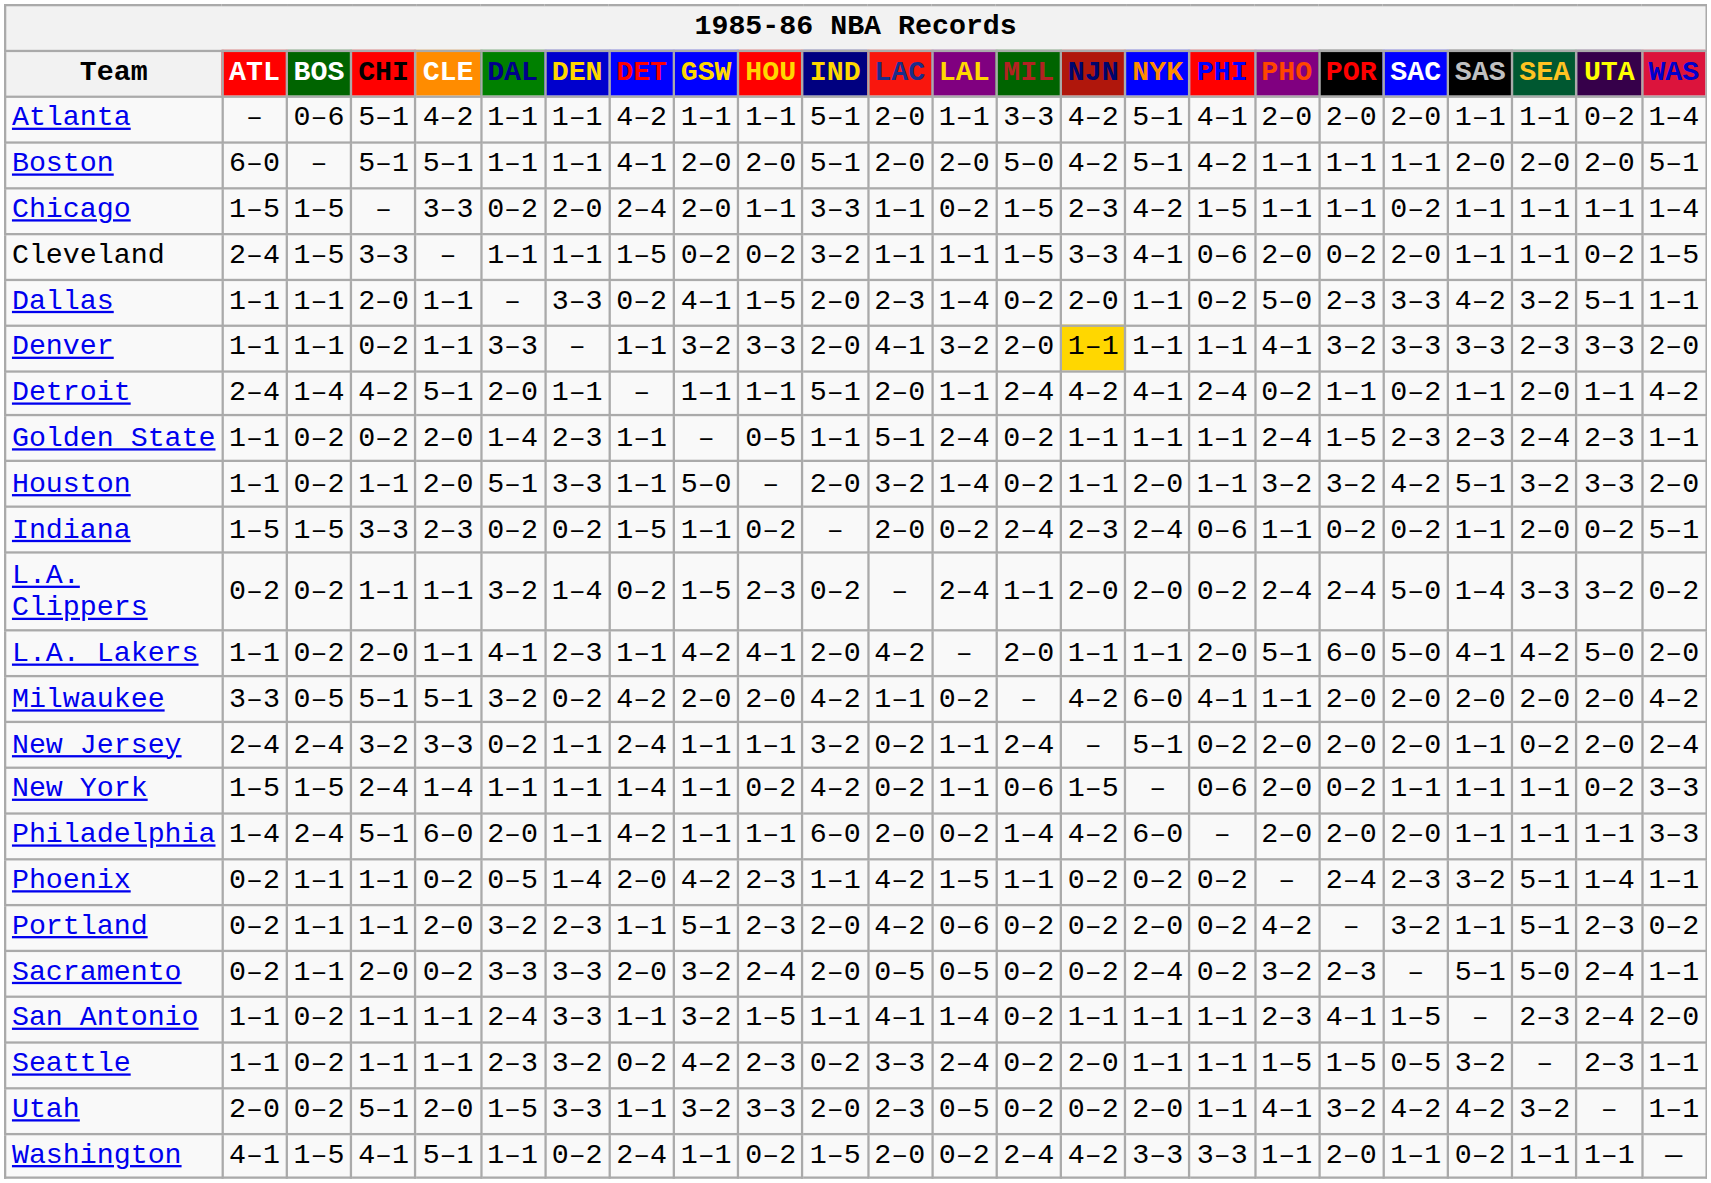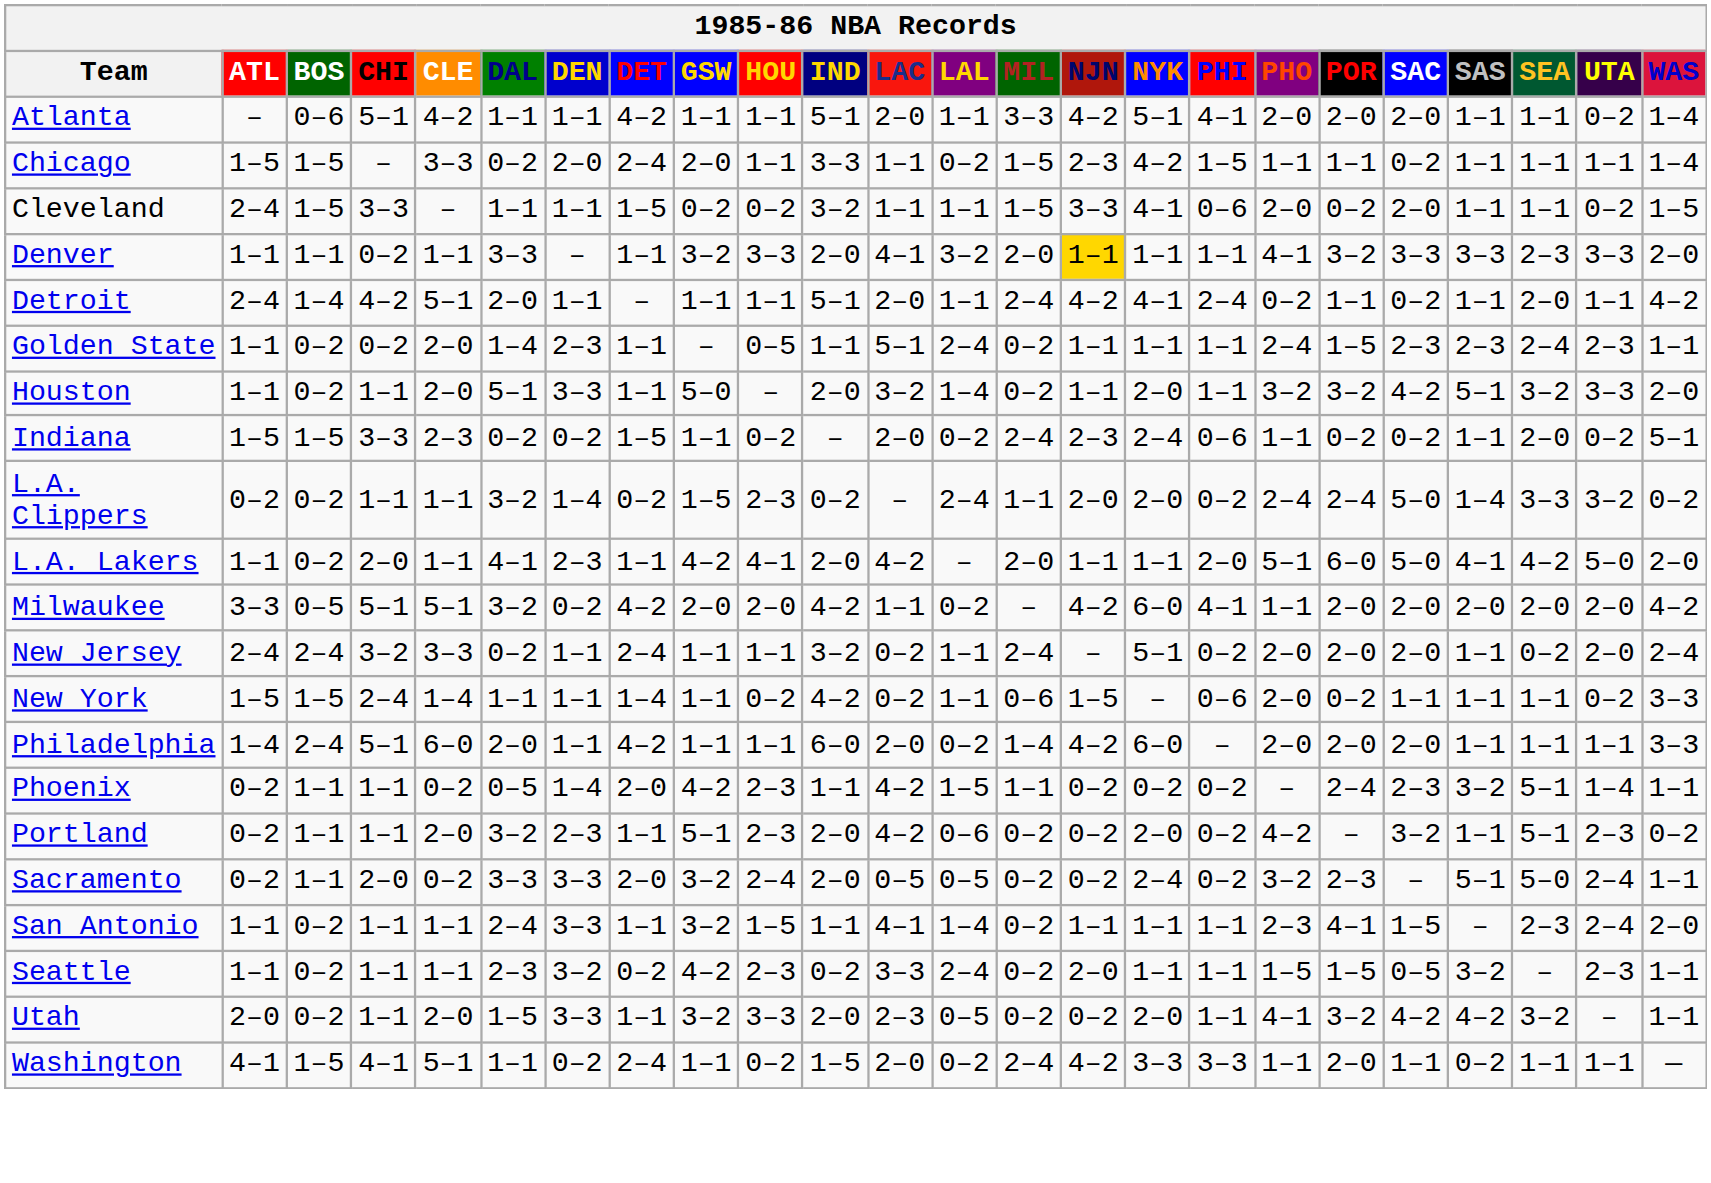- row: (63, 165)
- row: (63, 302)
(384, 1110) 5–1 -> (384, 1019) 1–1
